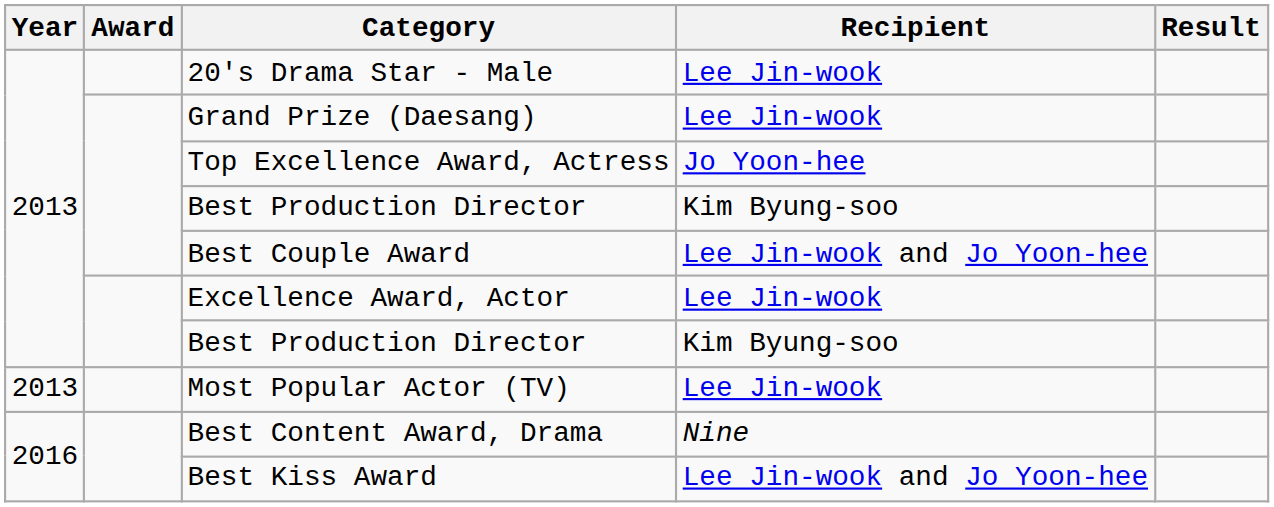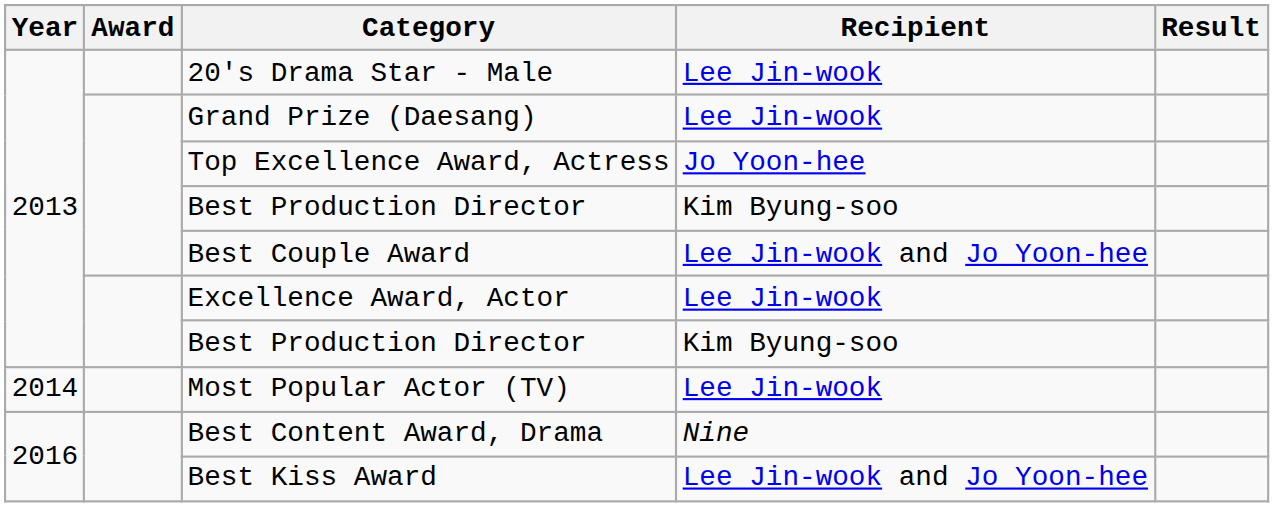(45, 389) 2013 -> (45, 389) 2014
